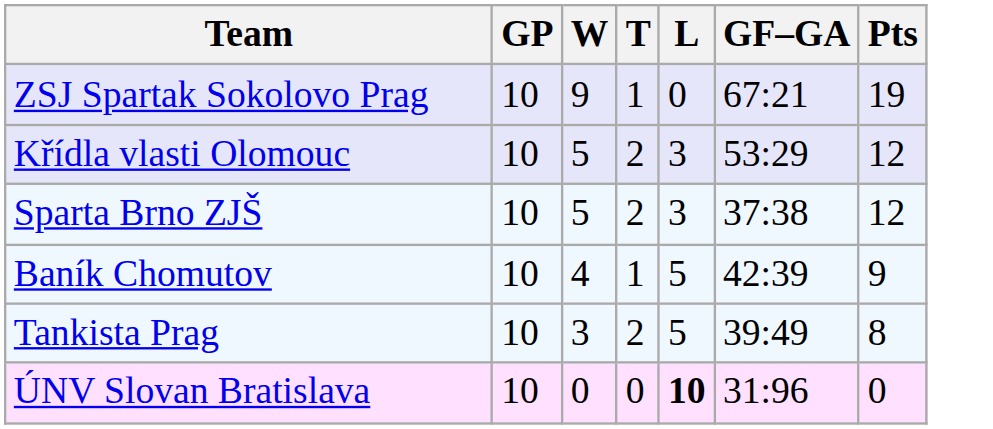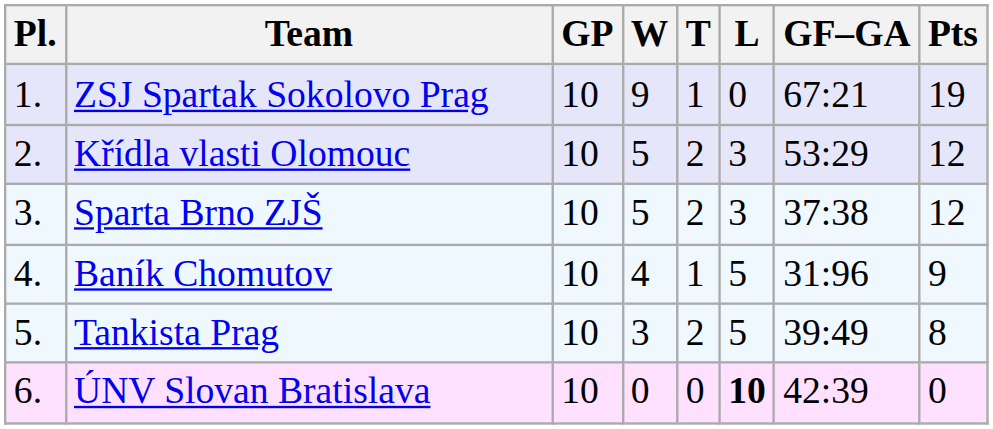+ column: (35, 34)
(766, 272) 42:39 -> (826, 272) 31:96
(766, 392) 31:96 -> (826, 392) 42:39
